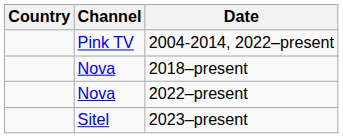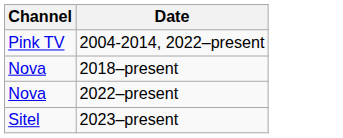- column: (39, 17)
